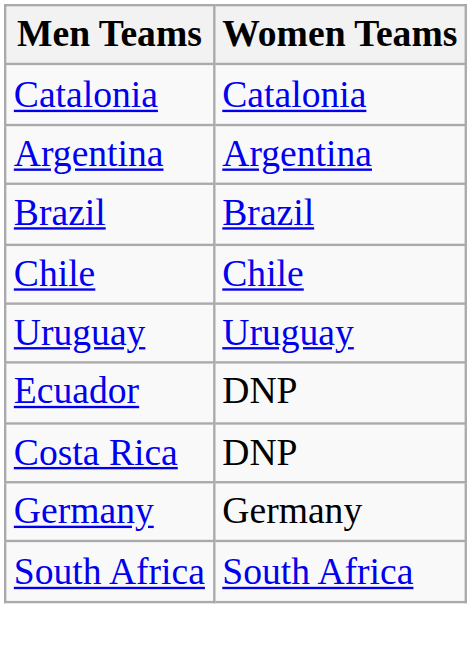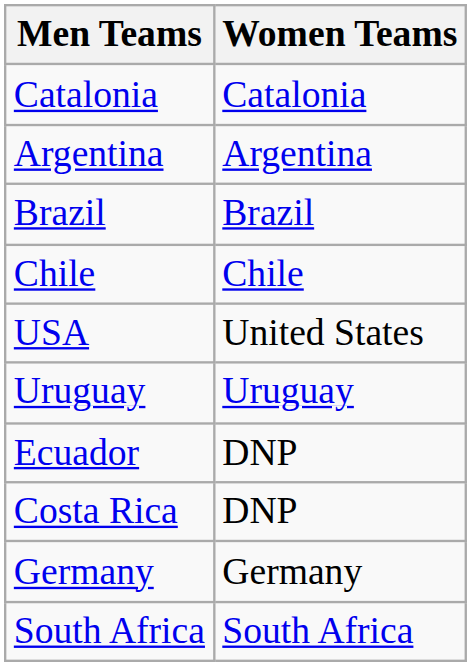+ row: (51, 332)
